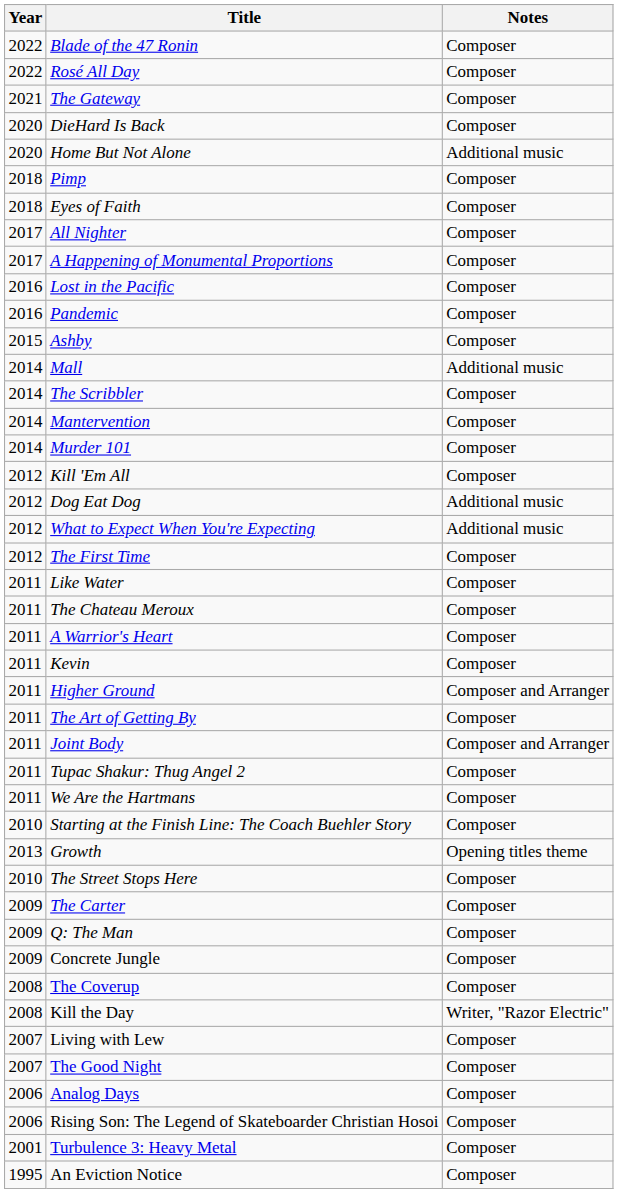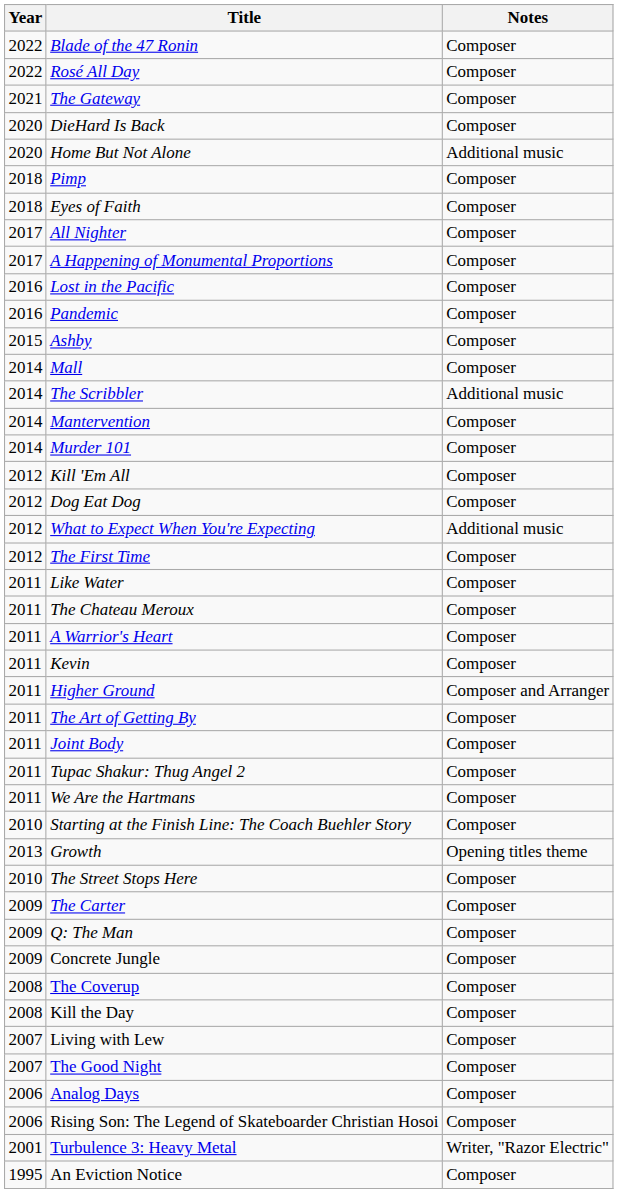(505, 367) Additional music -> (481, 367) Composer
(481, 394) Composer -> (505, 394) Additional music
(505, 502) Additional music -> (481, 502) Composer
(528, 744) Composer and Arranger -> (481, 744) Composer
(528, 1013) Writer, "Razor Electric" -> (481, 1013) Composer
(481, 1147) Composer -> (528, 1147) Writer, "Razor Electric"
